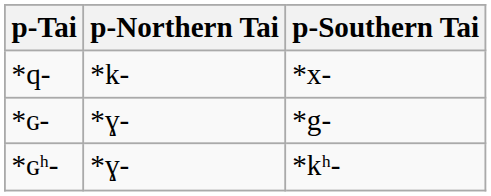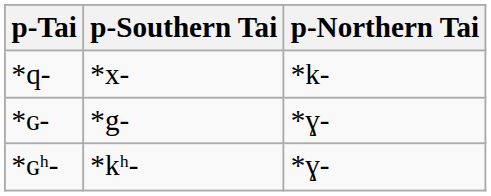columns swapped: (185, 27) <-> (386, 27)
